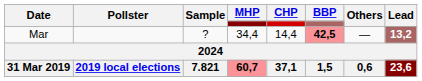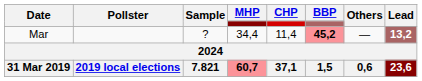(286, 34) 14,4 -> (286, 34) 11,4
(325, 34) 42,5 -> (325, 34) 45,2
